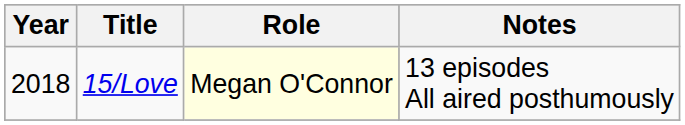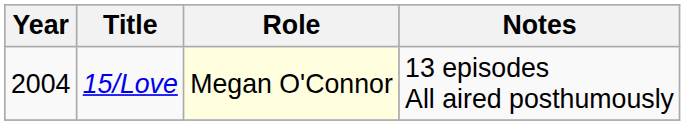(41, 83) 2018 -> (41, 83) 2004
